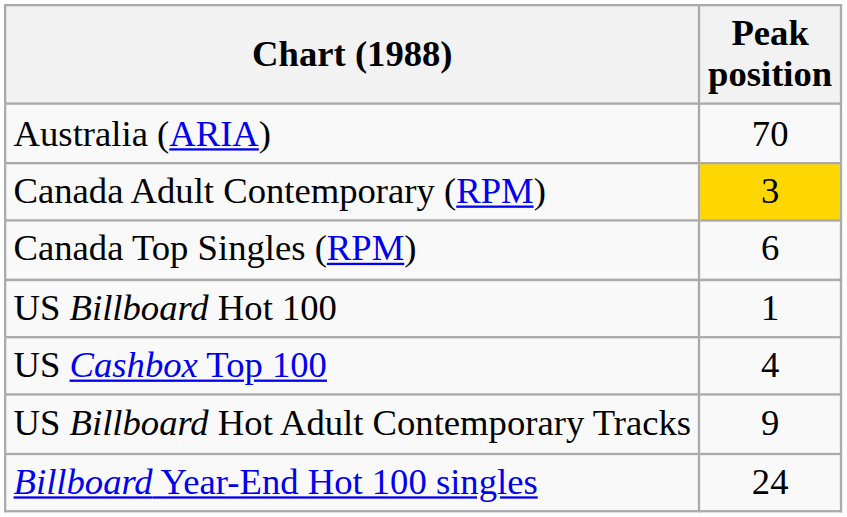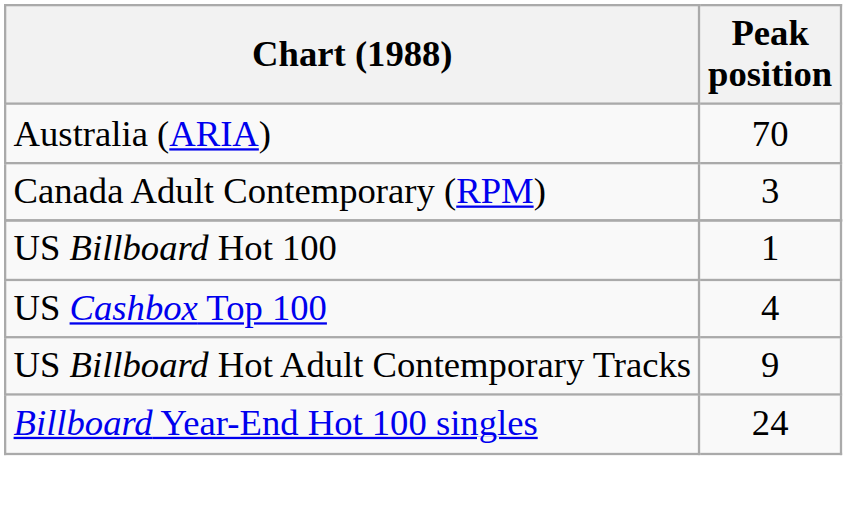(770, 190) gold background -> (770, 190) no background
- row: (215, 249)
